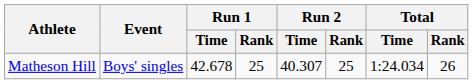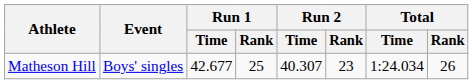(211, 66) 42.678 -> (211, 66) 42.677
(346, 66) 25 -> (346, 66) 23
